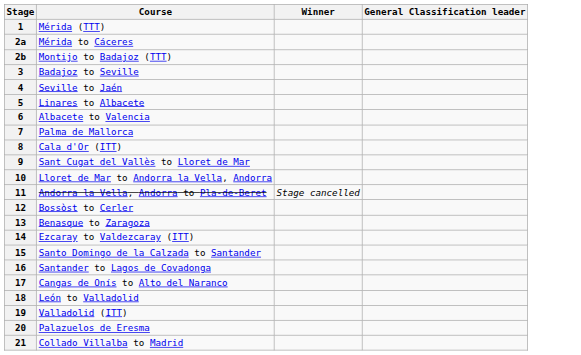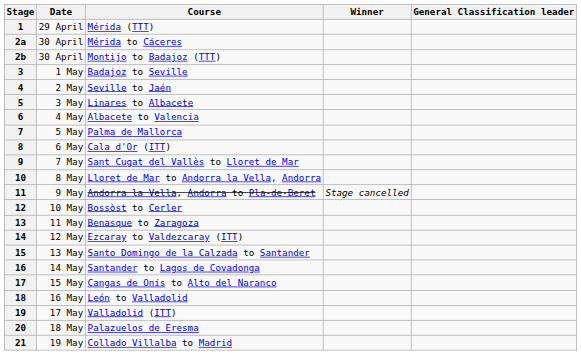+ column: (61, 12)
